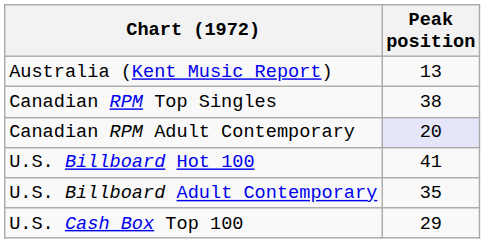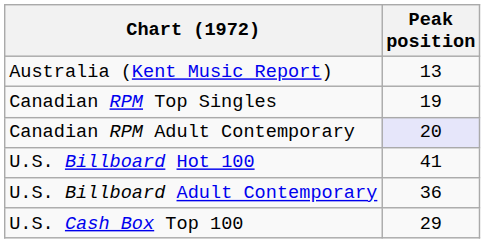(431, 102) 38 -> (431, 102) 19
(431, 193) 35 -> (431, 193) 36
